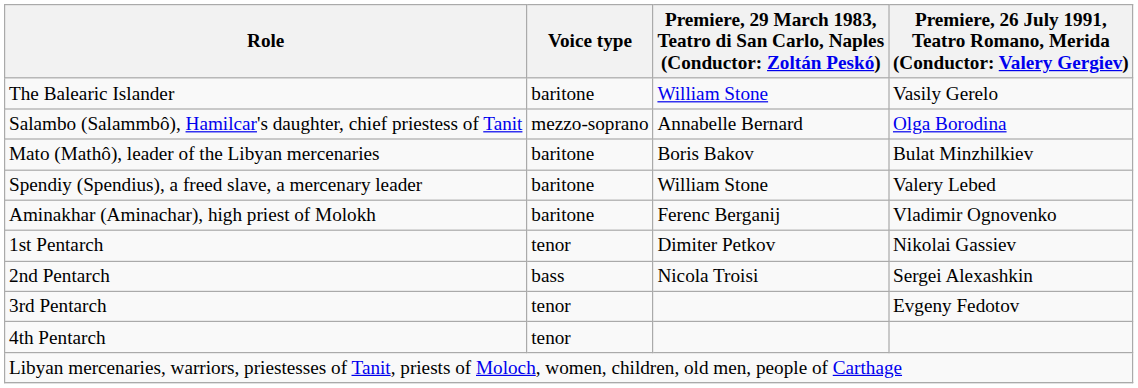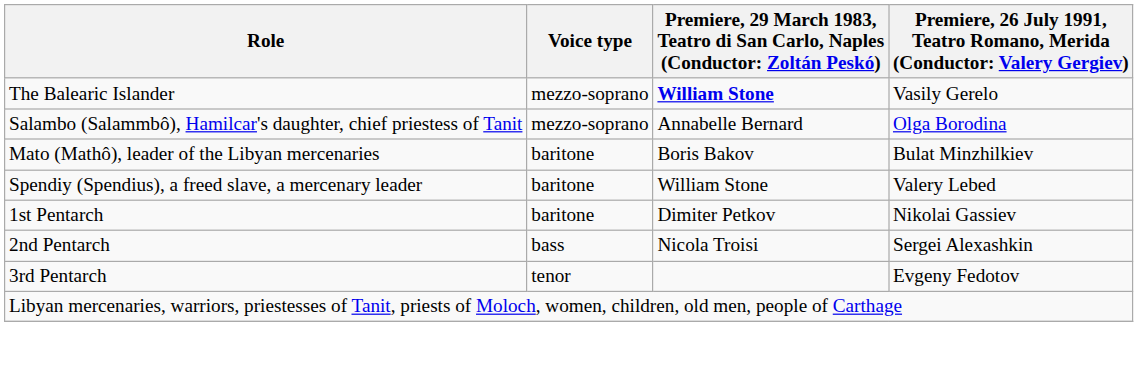(563, 93) baritone -> (590, 93) mezzo-soprano
(713, 93) normal -> (716, 93) bold
- row: (192, 215)
(551, 245) tenor -> (563, 215) baritone
- row: (57, 336)
